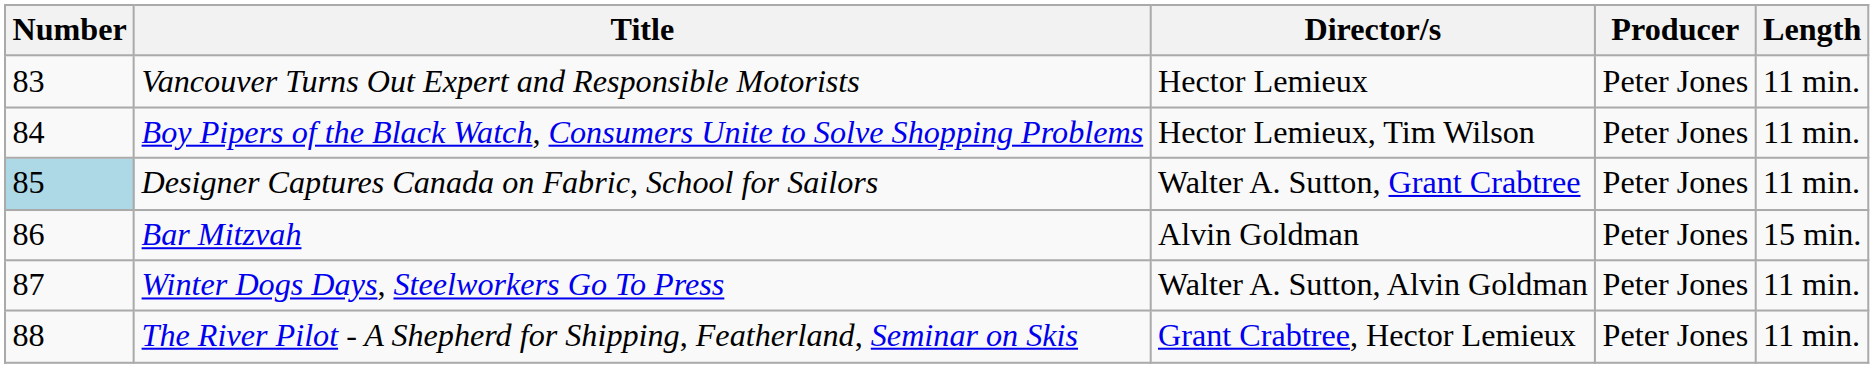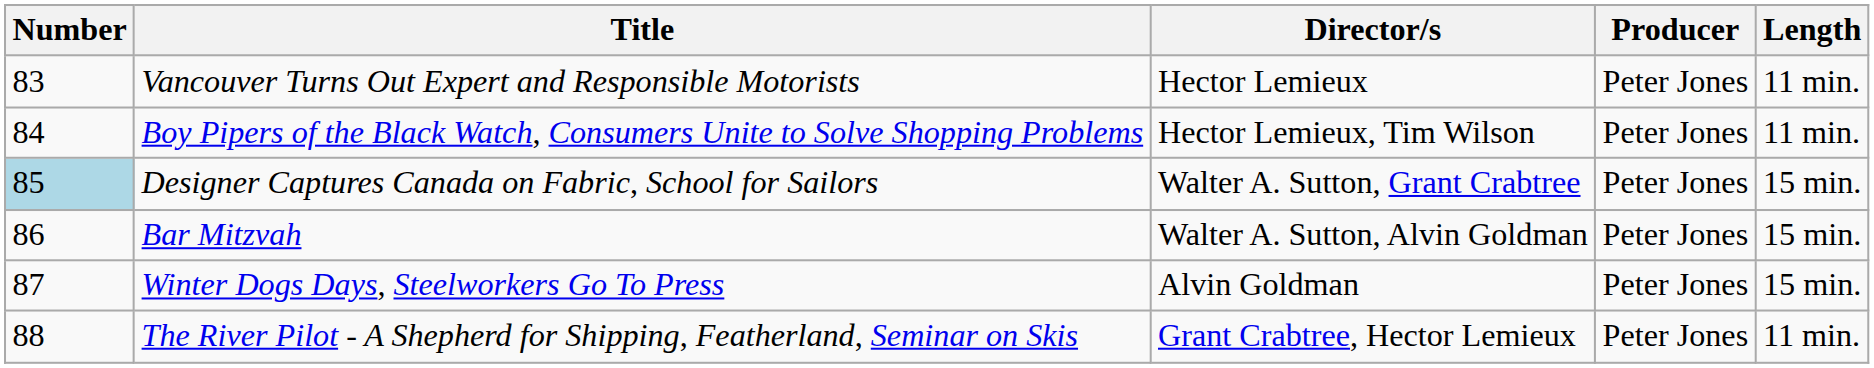(1812, 183) 11 min. -> (1812, 183) 15 min.
(1258, 234) Alvin Goldman -> (1373, 234) Walter A. Sutton, Alvin Goldman
(1373, 285) Walter A. Sutton, Alvin Goldman -> (1258, 285) Alvin Goldman
(1812, 285) 11 min. -> (1812, 285) 15 min.
